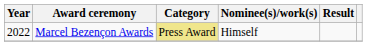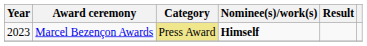(19, 31) 2022 -> (19, 31) 2023
(239, 31) normal -> (240, 31) bold
